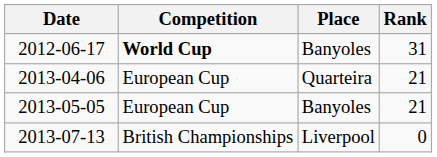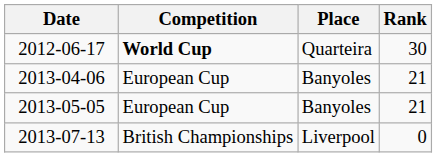(336, 48) Banyoles -> (337, 48) Quarteira
(418, 48) 31 -> (418, 48) 30
(337, 78) Quarteira -> (336, 78) Banyoles
